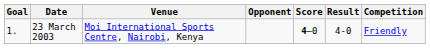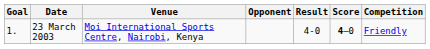columns swapped: (309, 12) <-> (343, 12)
